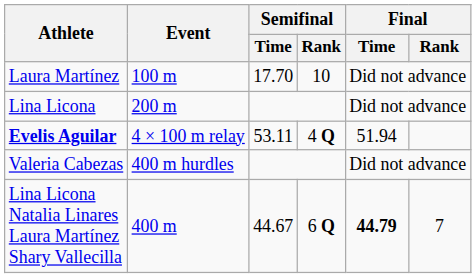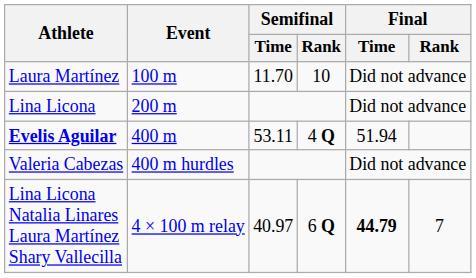(273, 76) 17.70 -> (273, 76) 11.70
(188, 135) 4 × 100 m relay -> (154, 135) 400 m
(154, 226) 400 m -> (188, 226) 4 × 100 m relay
(273, 226) 44.67 -> (273, 226) 40.97
